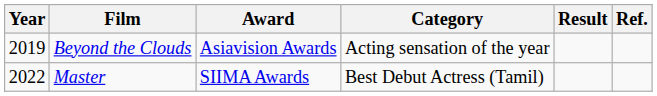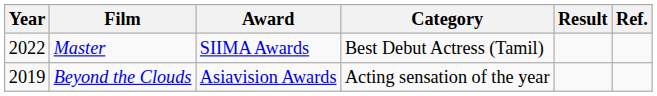rows swapped: (123, 47) <-> (79, 76)
